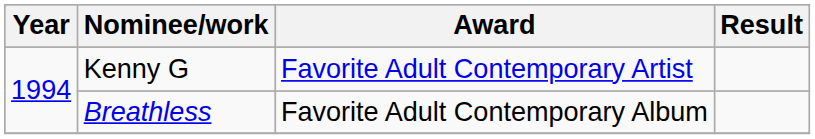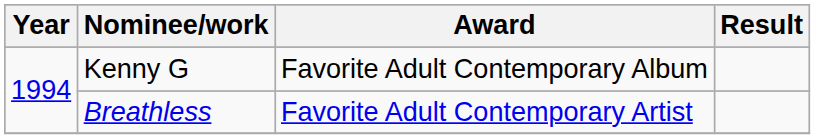(487, 68) Favorite Adult Contemporary Artist -> (494, 68) Favorite Adult Contemporary Album
(494, 111) Favorite Adult Contemporary Album -> (487, 111) Favorite Adult Contemporary Artist
